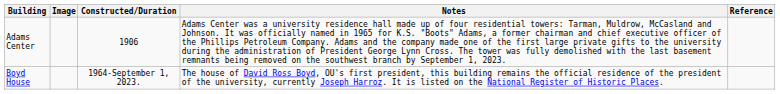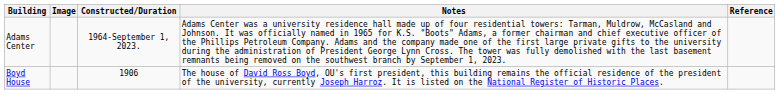(129, 42) 1906 -> (129, 42) 1964-September 1, 2023.
(129, 78) 1964-September 1, 2023. -> (129, 73) 1906
